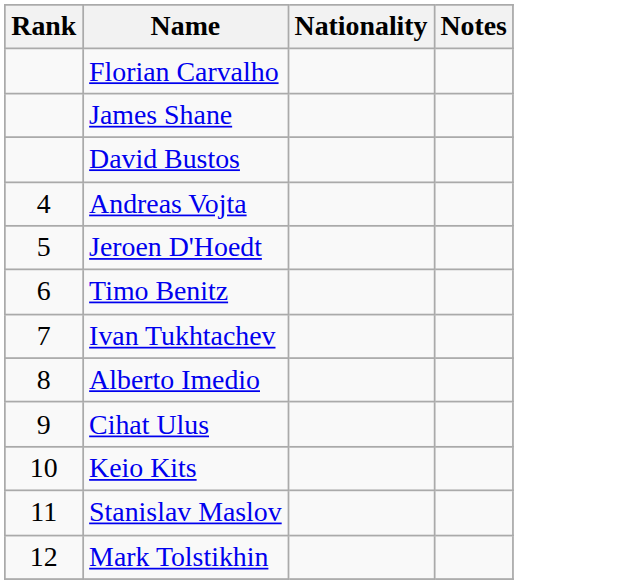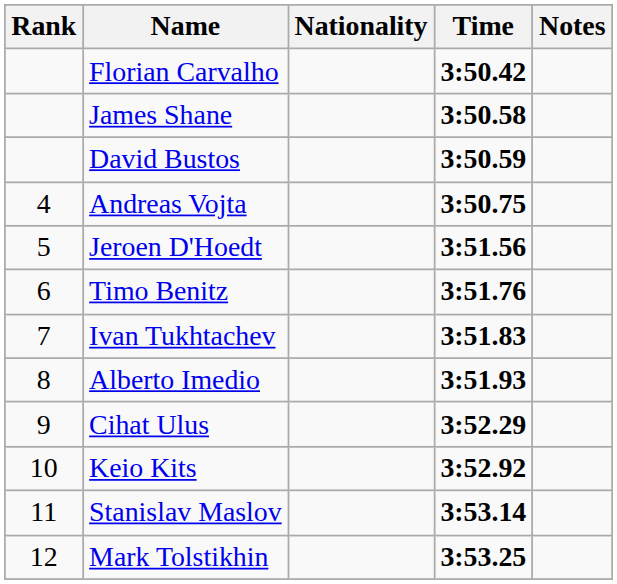+ column: (483, 26)
